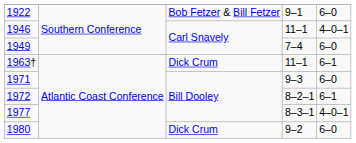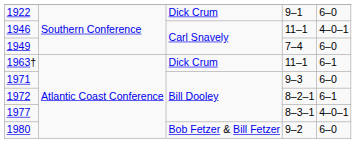(224, 12) Bob Fetzer & Bill Fetzer -> (193, 12) Dick Crum
(193, 130) Dick Crum -> (224, 130) Bob Fetzer & Bill Fetzer
